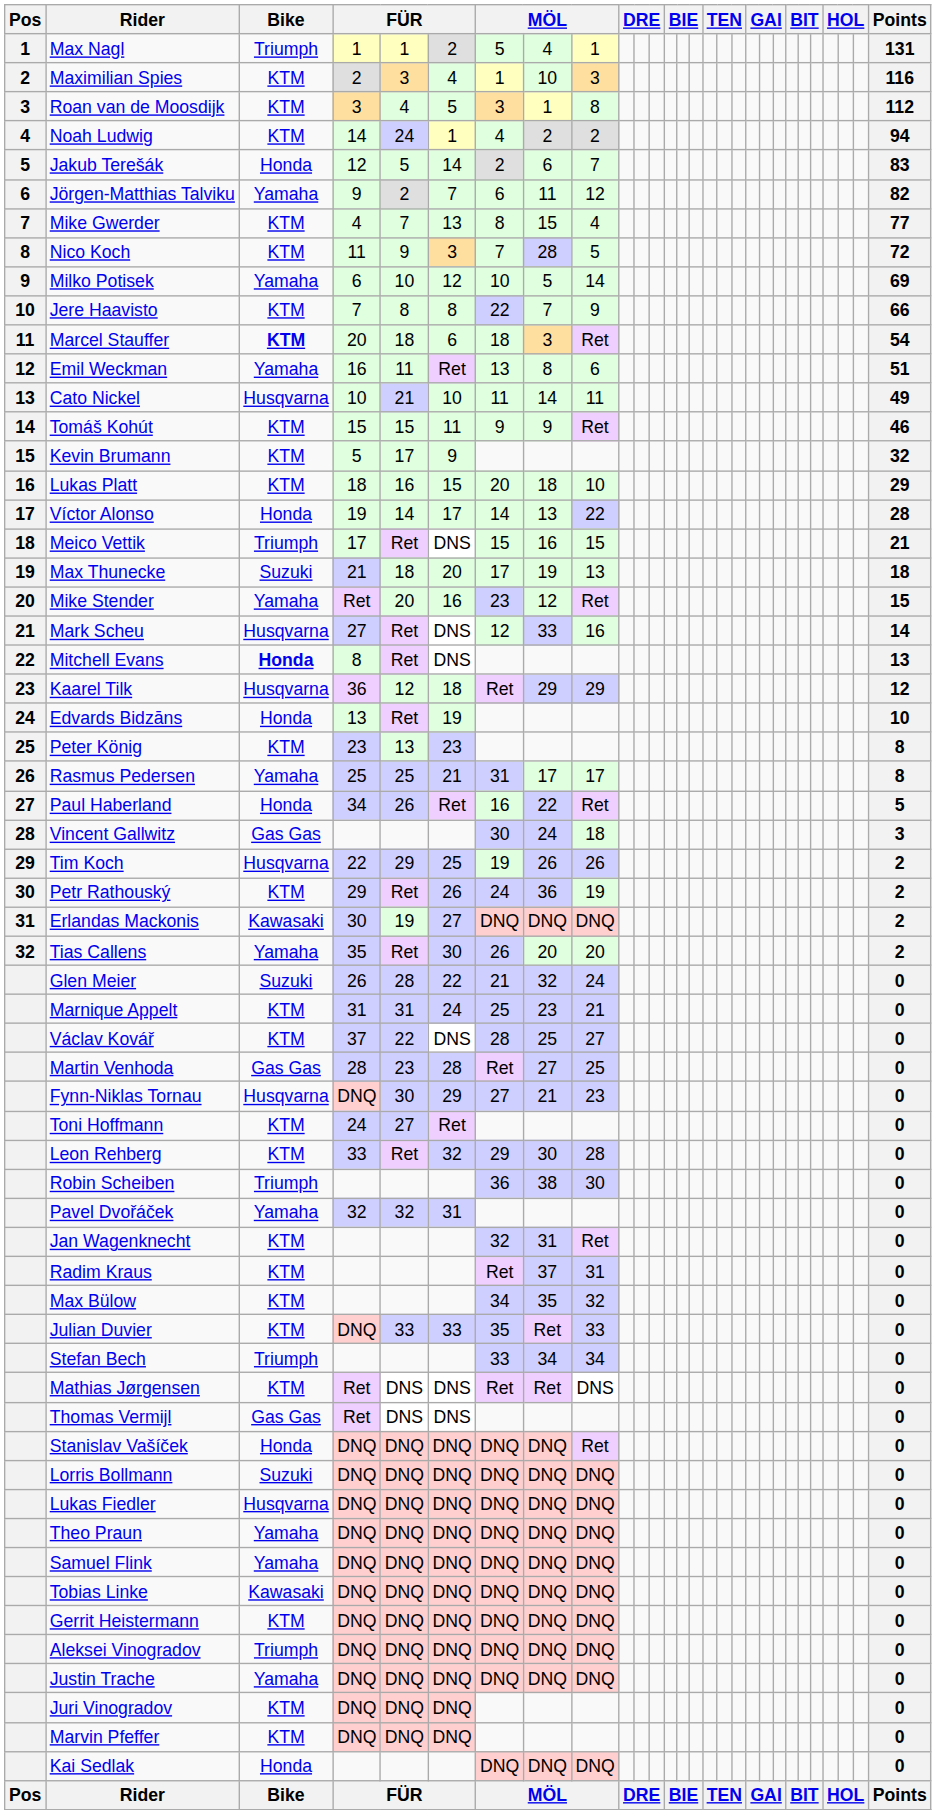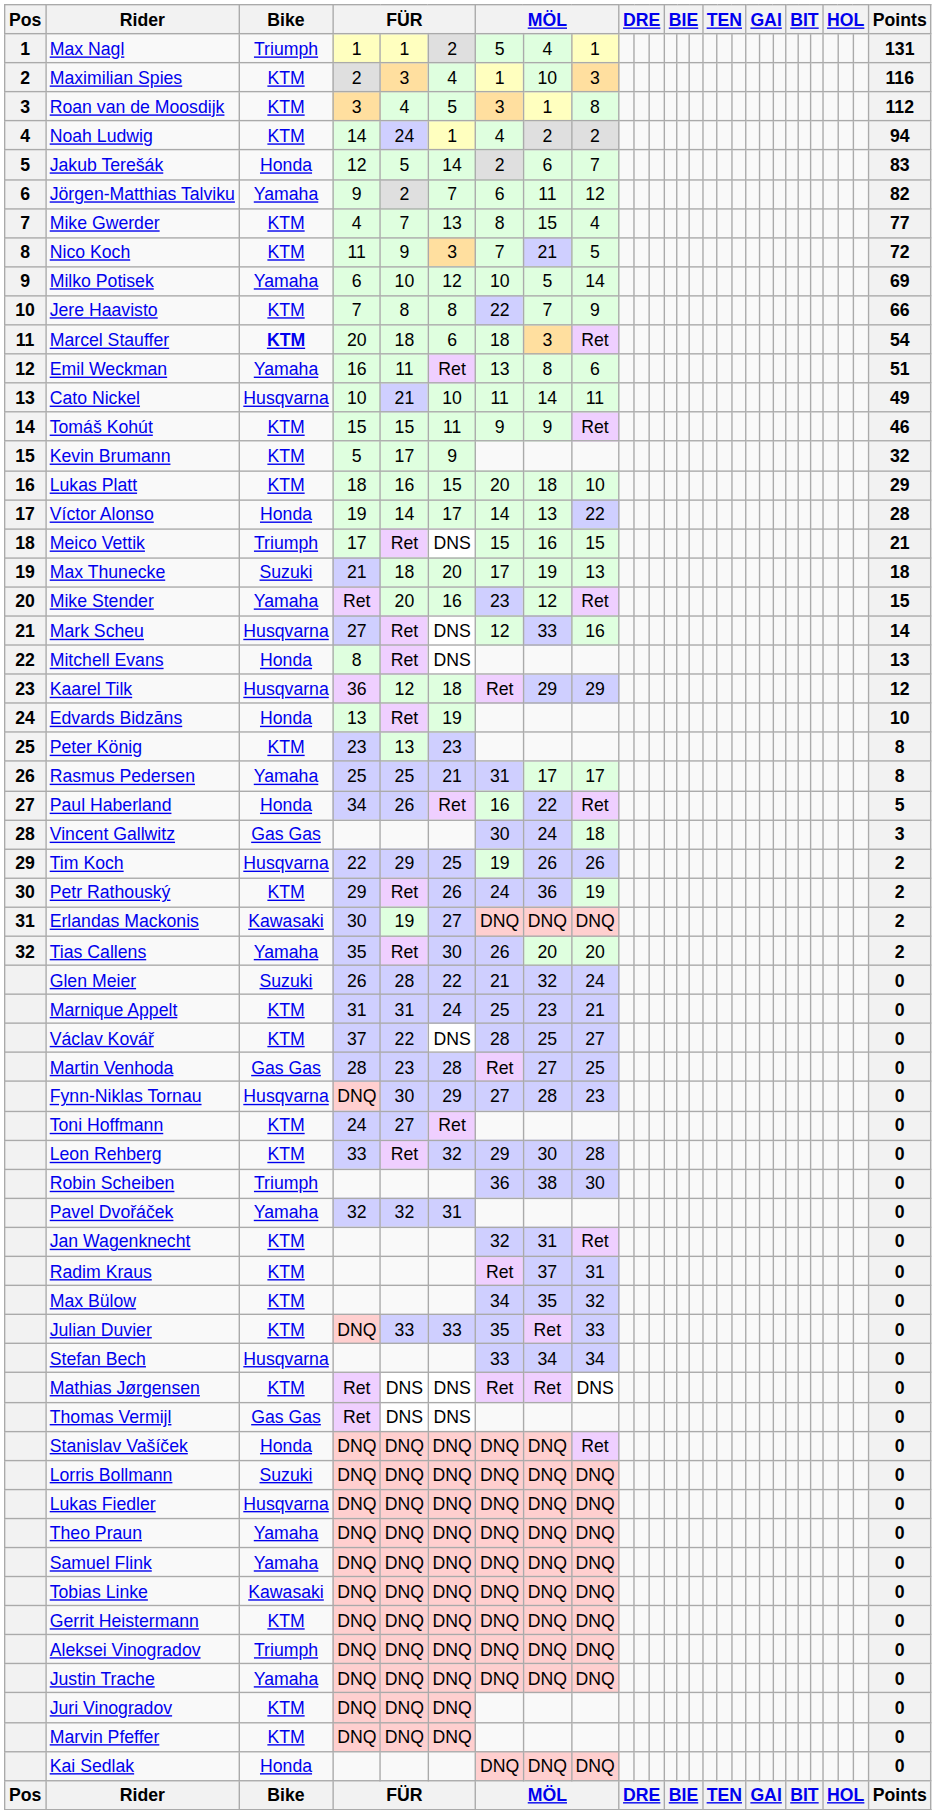(547, 252) 28 -> (547, 252) 21
(286, 659) bold -> (286, 659) normal
(547, 1096) 21 -> (547, 1096) 28
(286, 1358) Triumph -> (286, 1358) Husqvarna
